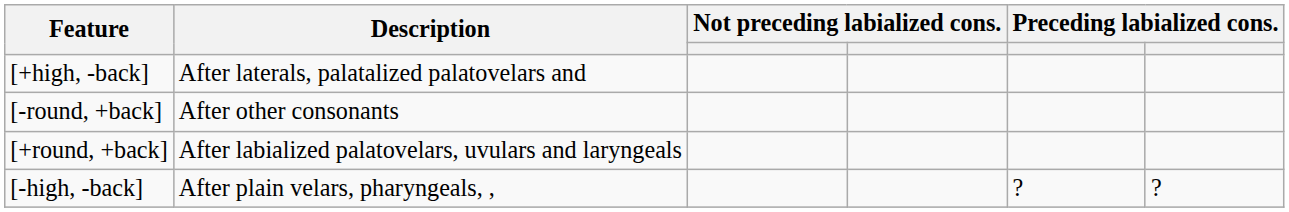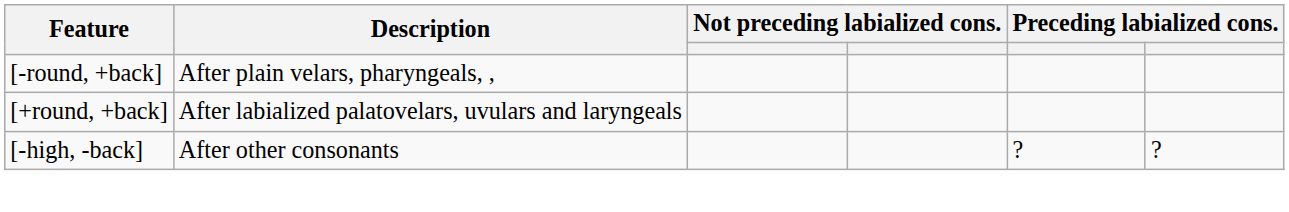- row: (80, 73)
(289, 111) After other consonants -> (337, 73) After plain velars, pharyngeals, ,
(337, 188) After plain velars, pharyngeals, , -> (289, 149) After other consonants
